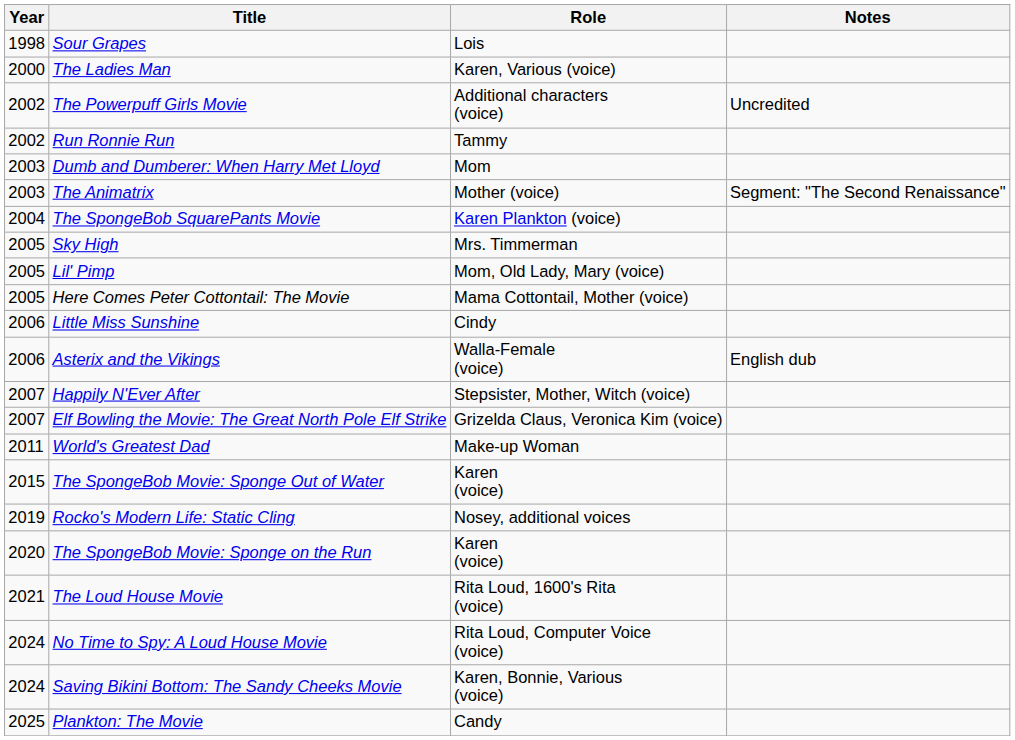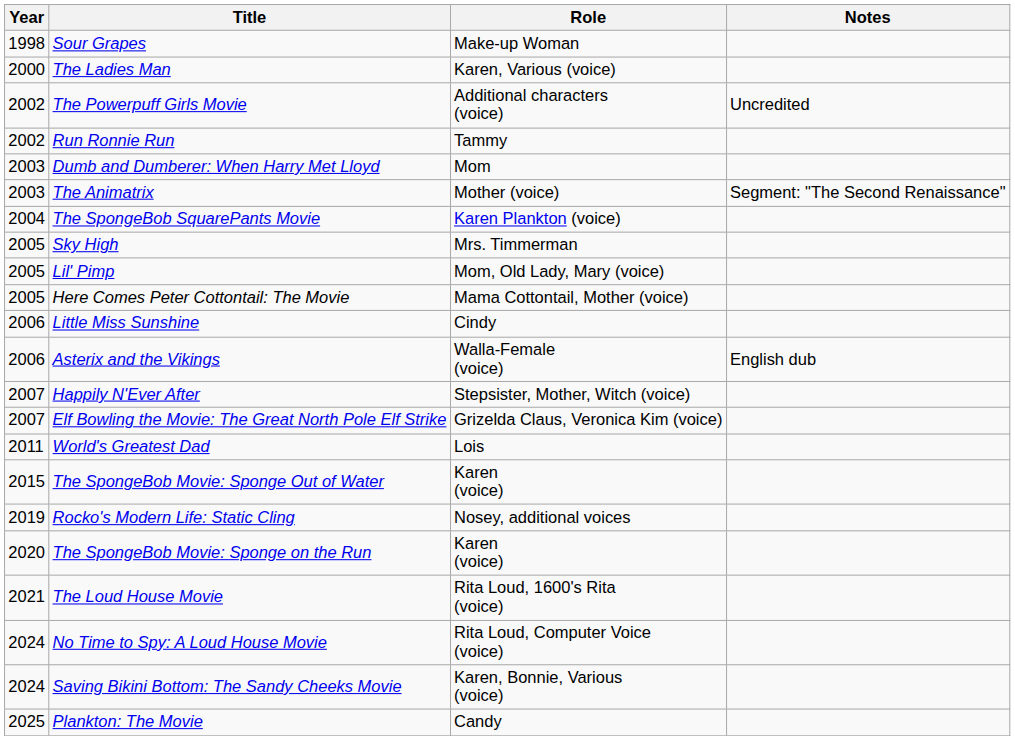(469, 43) Lois -> (517, 43) Make-up Woman
(517, 446) Make-up Woman -> (469, 446) Lois
